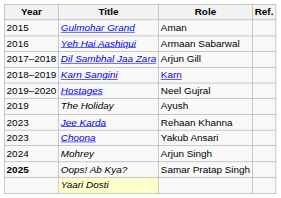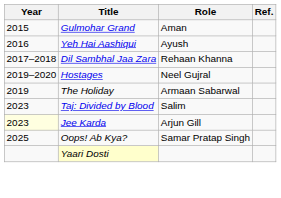(200, 43) Armaan Sabarwal -> (174, 43) Ayush
(181, 59) Arjun Gill -> (197, 59) Rehaan Khanna
- row: (89, 75)
(174, 106) Ayush -> (200, 91) Armaan Sabarwal
+ row: (107, 106)
(18, 122) no background -> (18, 122) lightyellow background
(197, 122) Rehaan Khanna -> (181, 122) Arjun Gill
- row: (78, 138)
- row: (77, 153)
(18, 169) bold -> (18, 138) normal
